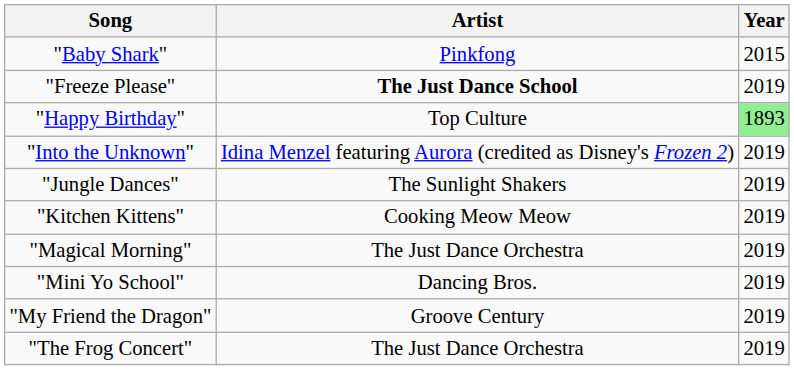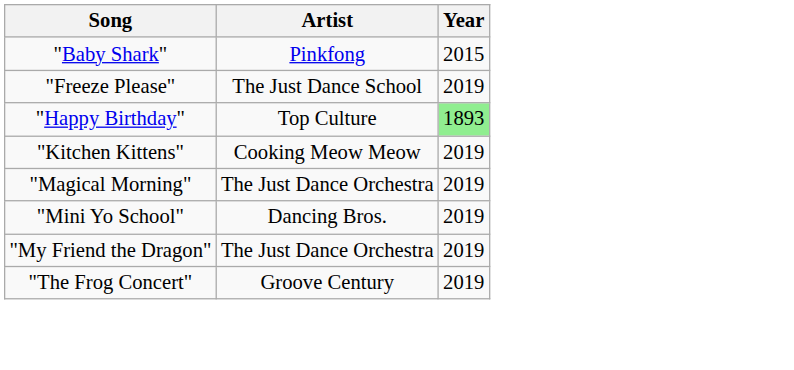(477, 86) bold -> (327, 86) normal
- row: (110, 151)
- row: (110, 184)
(477, 315) Groove Century -> (327, 250) The Just Dance Orchestra
(477, 348) The Just Dance Orchestra -> (327, 282) Groove Century
